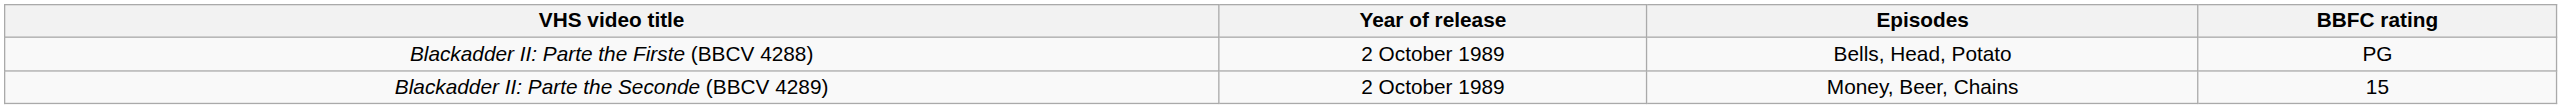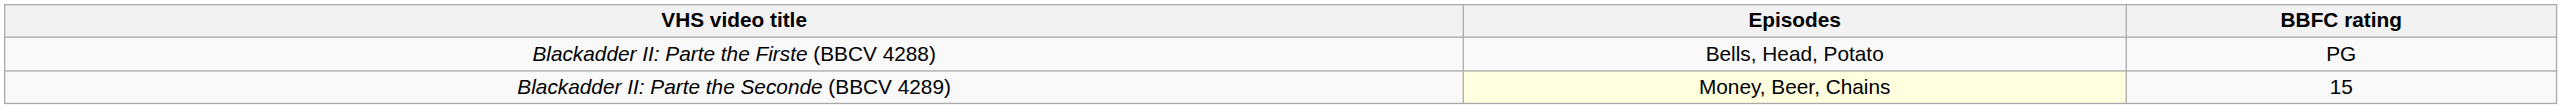- column: (1433, 20)
(1923, 86) no background -> (1795, 86) lightyellow background
